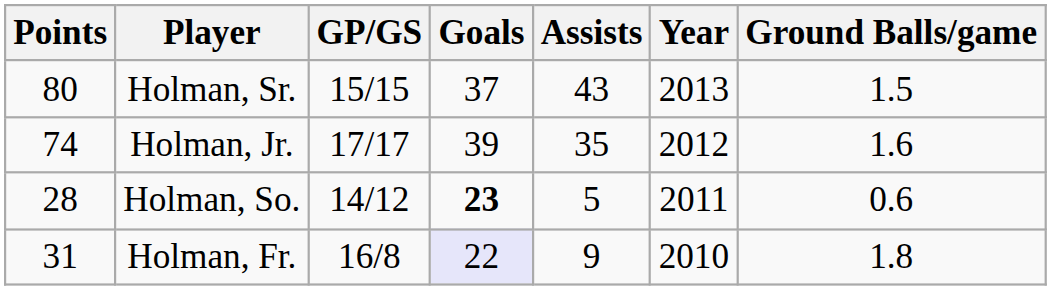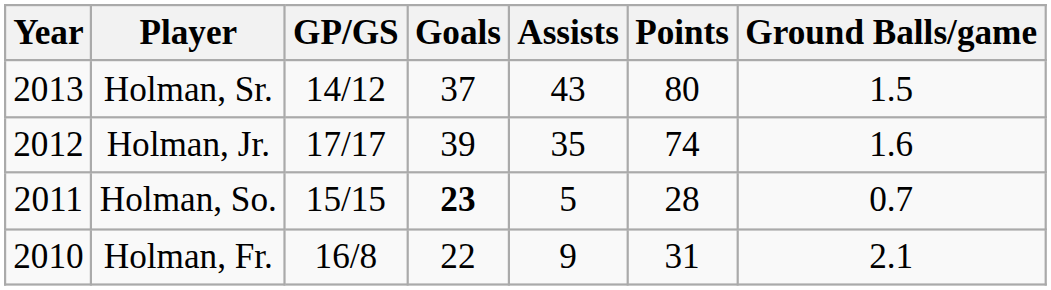columns swapped: (694, 32) <-> (60, 32)
(369, 88) 15/15 -> (346, 88) 14/12
(369, 199) 14/12 -> (346, 199) 15/15
(891, 199) 0.6 -> (891, 199) 0.7
(481, 255) lavender background -> (458, 255) no background
(891, 255) 1.8 -> (891, 255) 2.1
